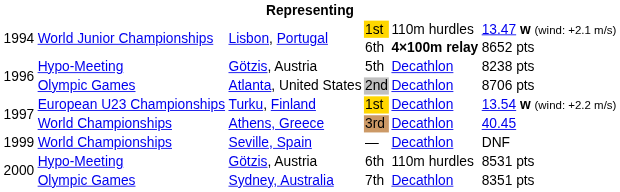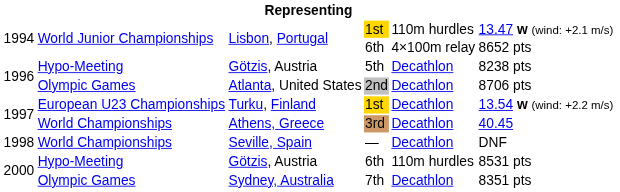(435, 48) bold -> (433, 48) normal
(19, 142) 1999 -> (19, 142) 1998
